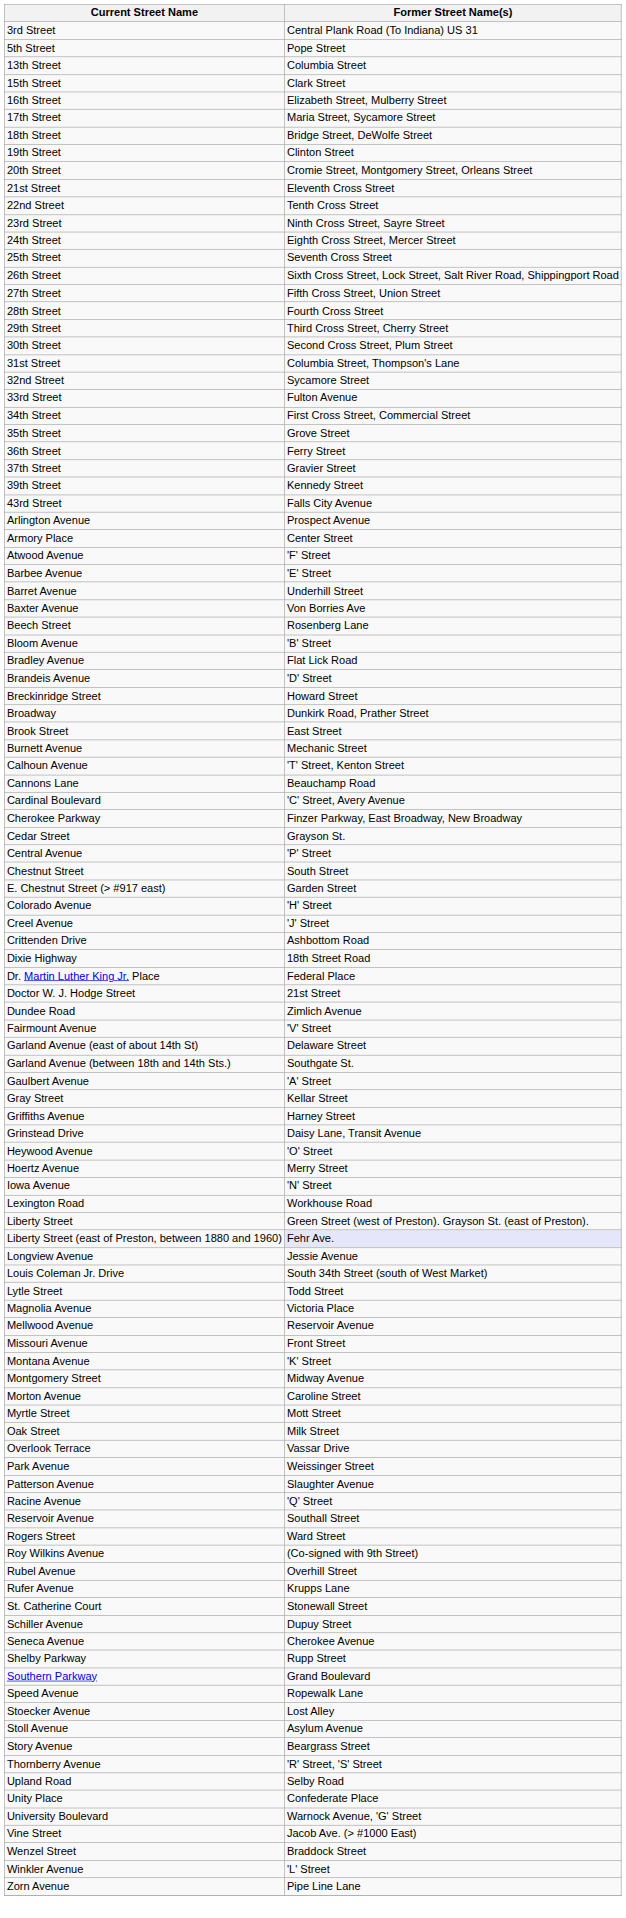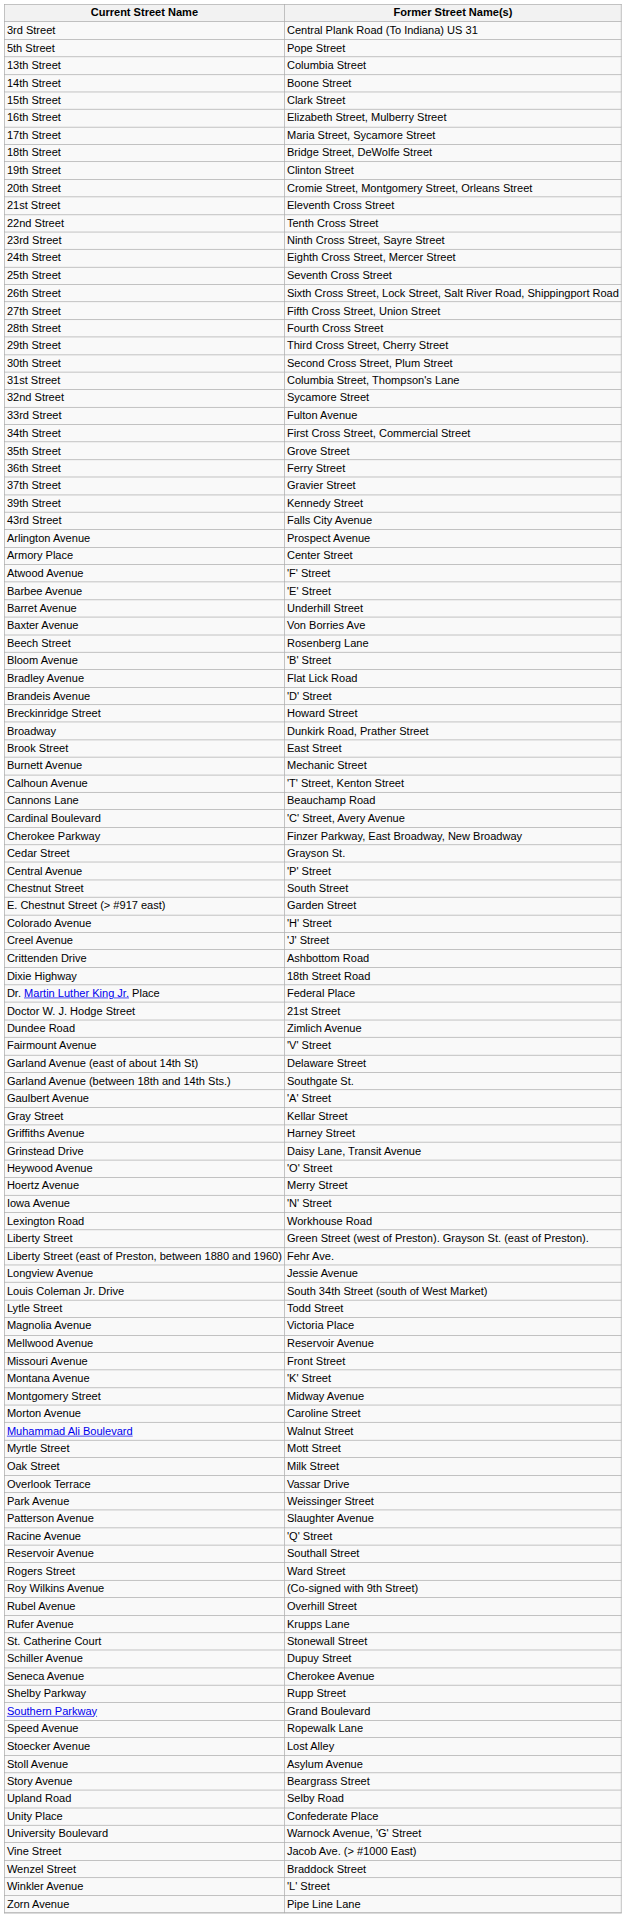+ row: (34, 83)
(310, 1238) lavender background -> (310, 1256) no background
+ row: (70, 1431)
- row: (54, 1764)
